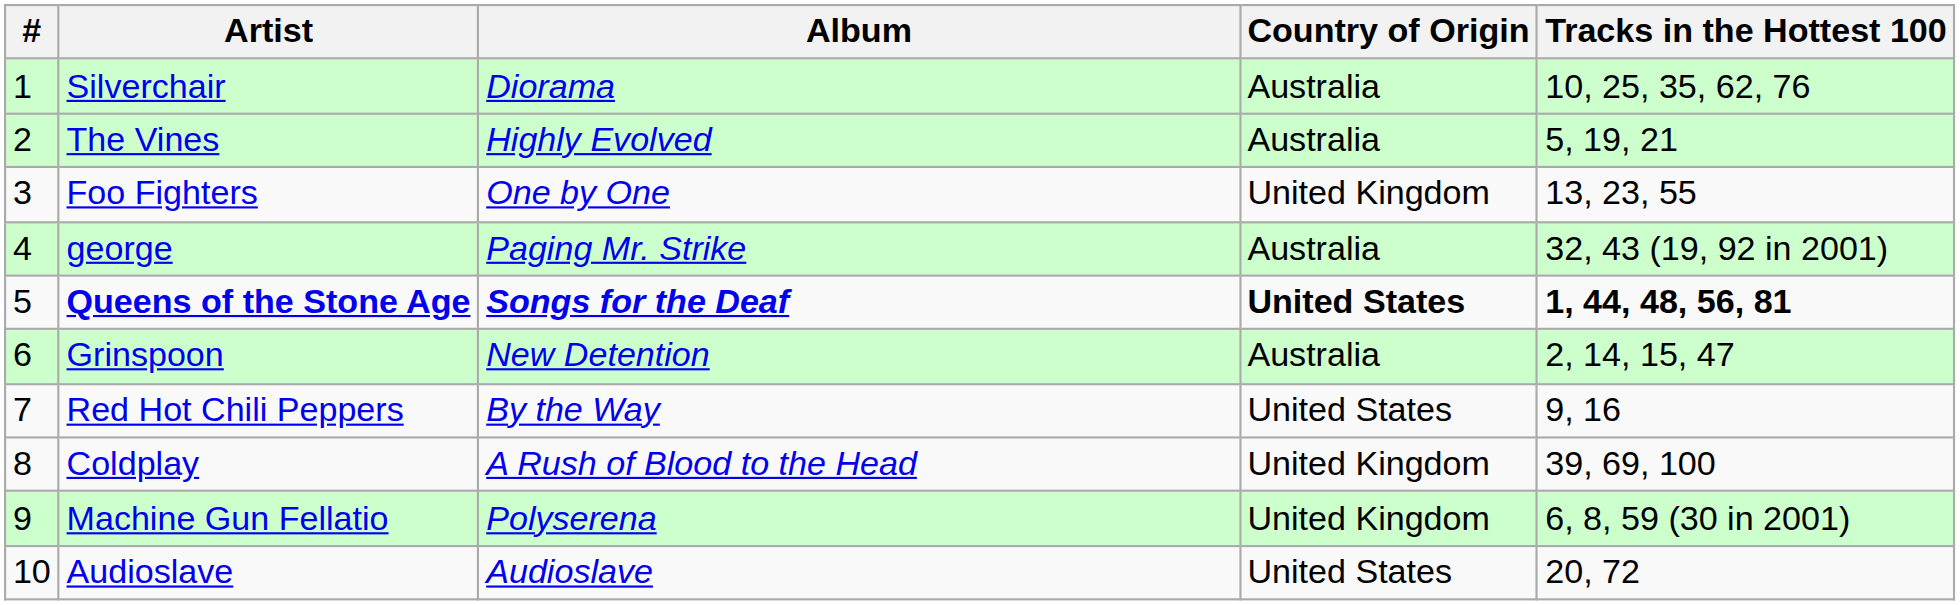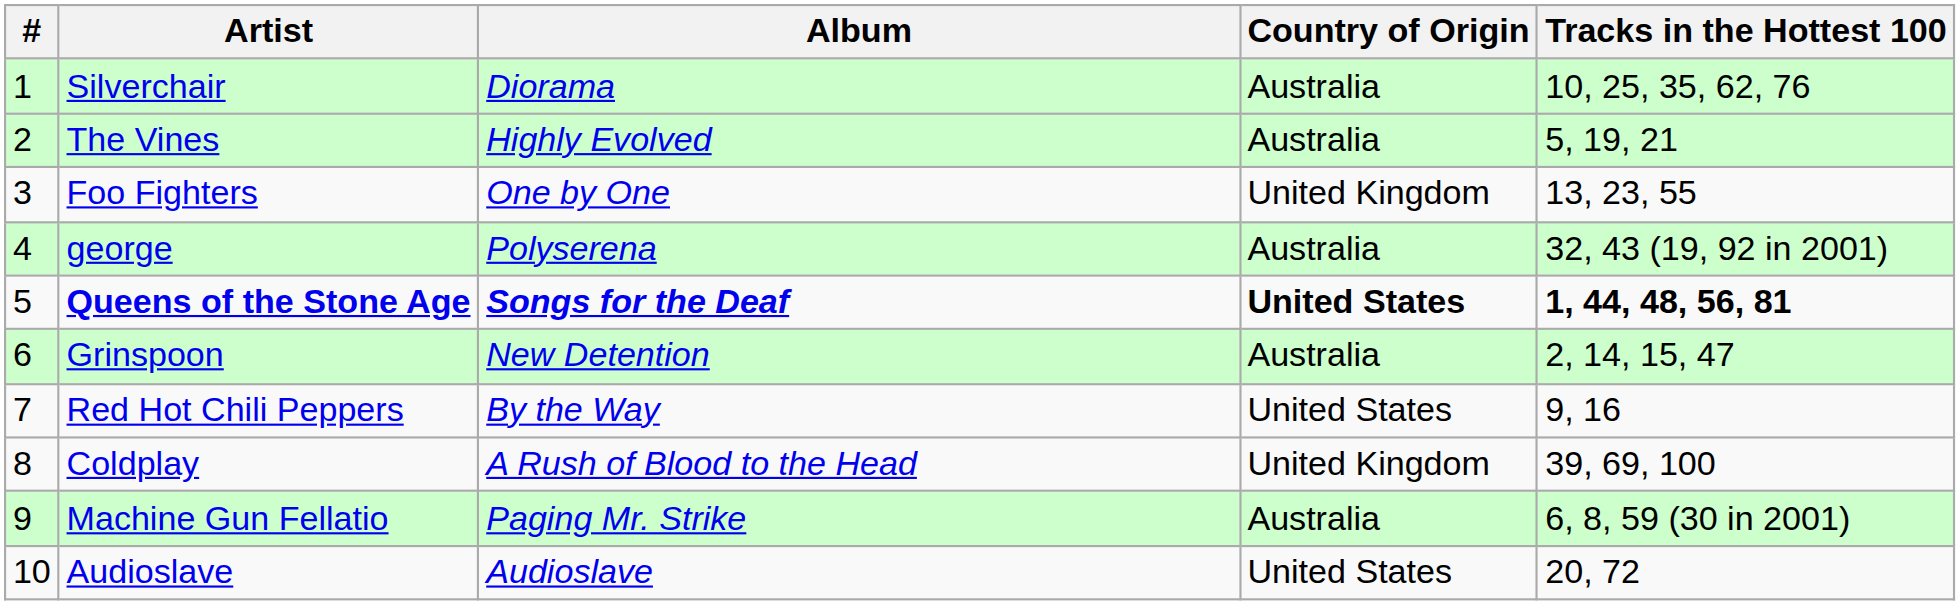(616, 247) Paging Mr. Strike -> (571, 247) Polyserena
(571, 517) Polyserena -> (616, 517) Paging Mr. Strike
(1369, 517) United Kingdom -> (1314, 517) Australia
